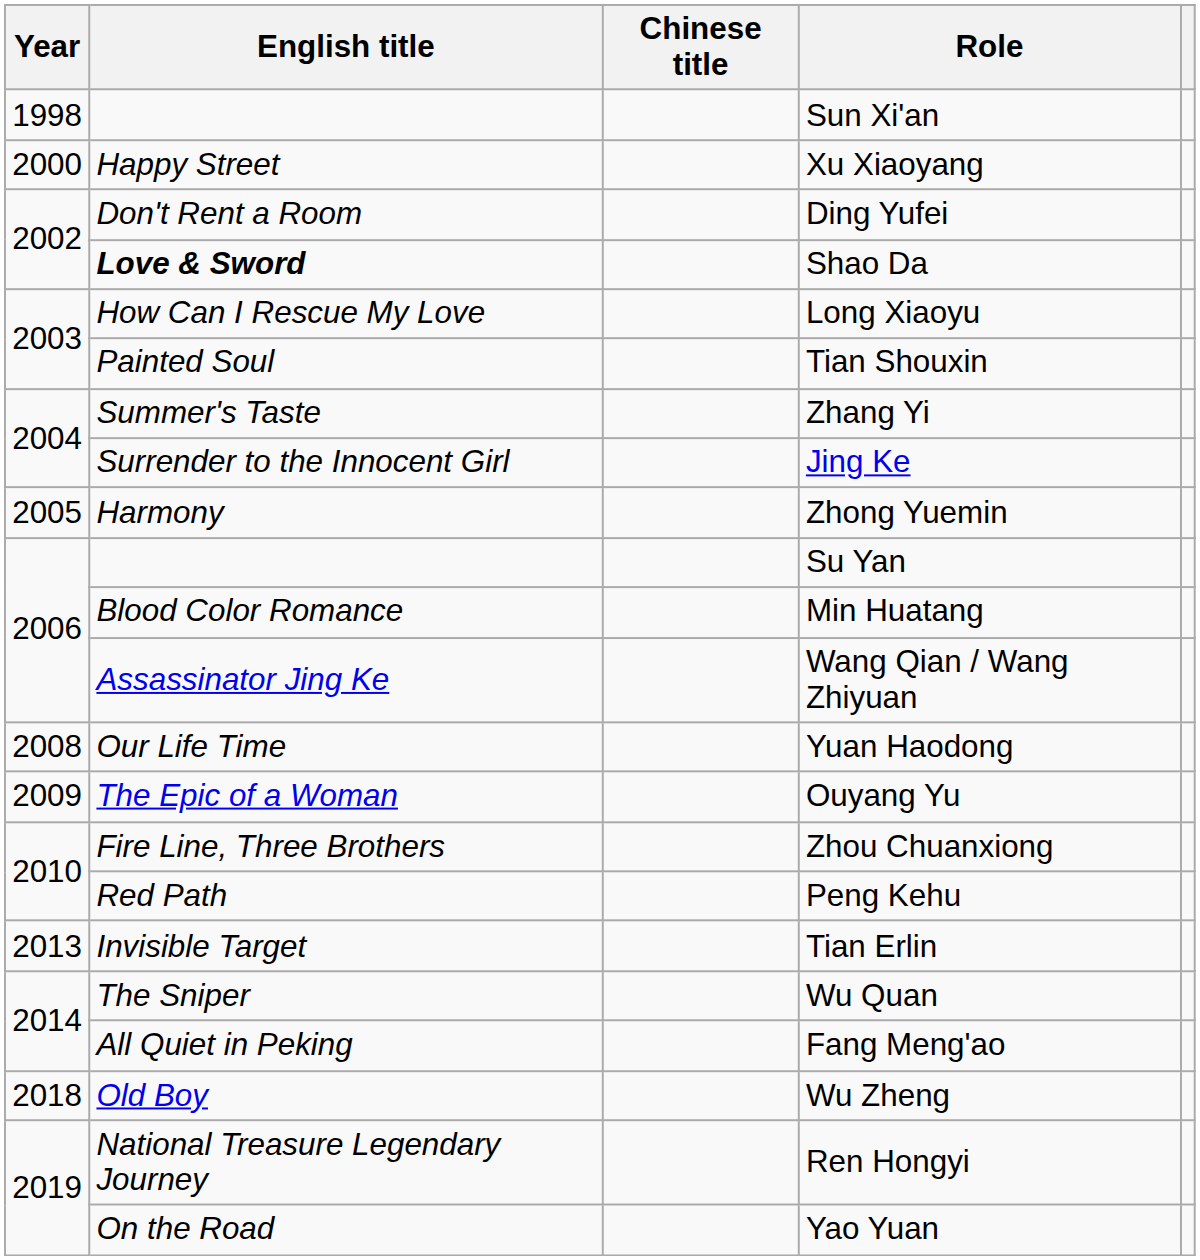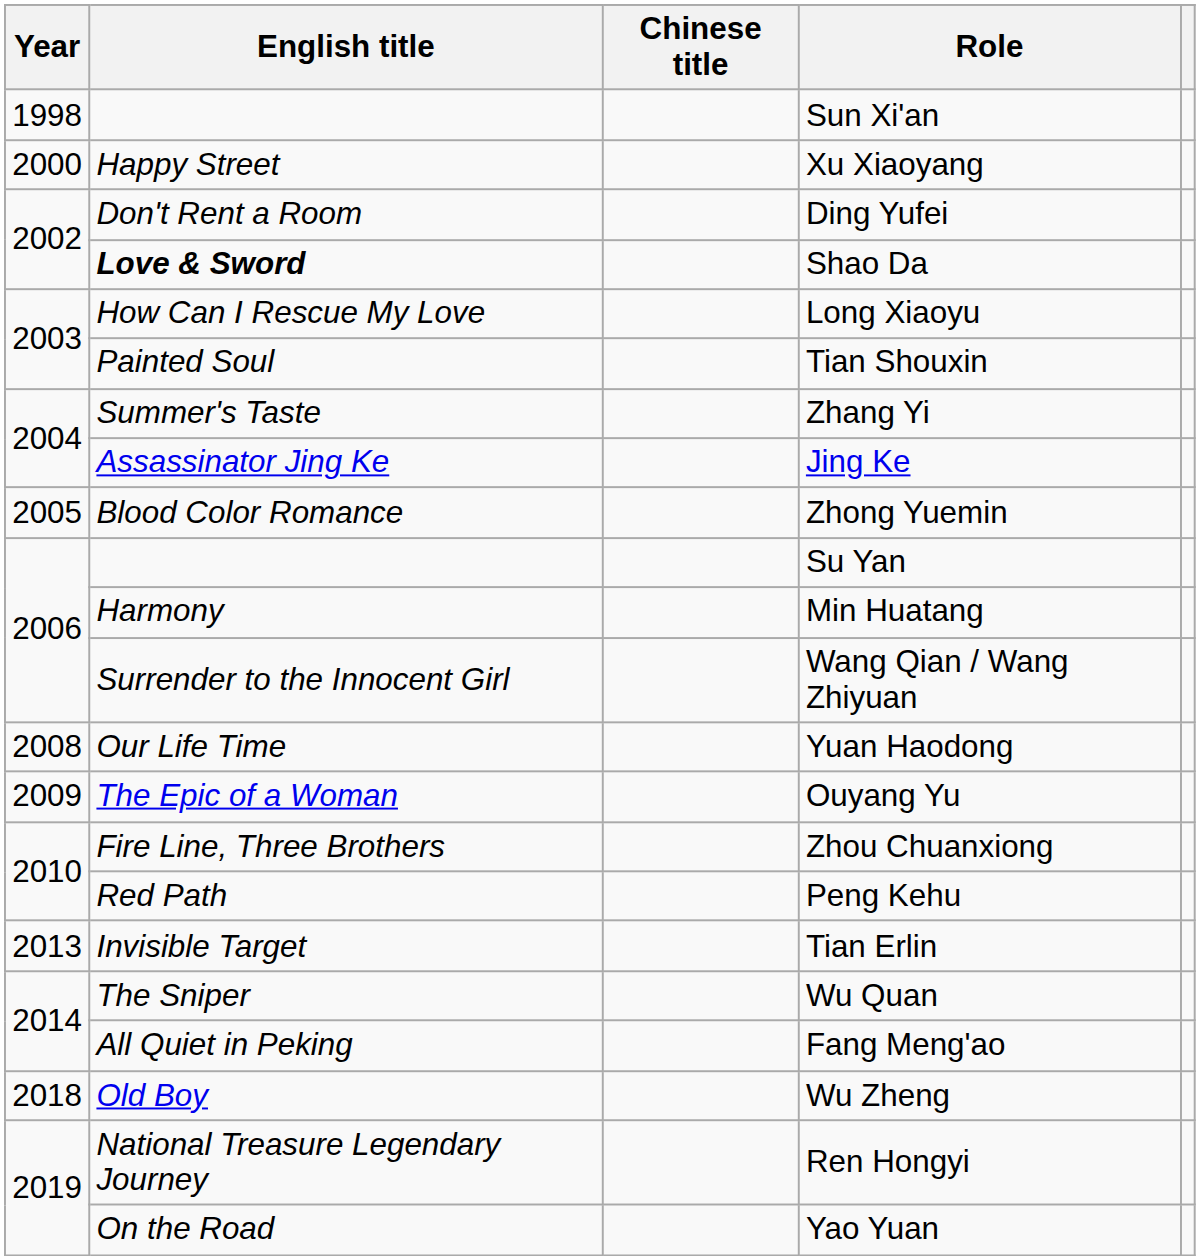(303, 462) Surrender to the Innocent Girl -> (243, 462) Assassinator Jing Ke
(160, 512) Harmony -> (250, 512) Blood Color Romance
(250, 611) Blood Color Romance -> (160, 611) Harmony
(243, 679) Assassinator Jing Ke -> (303, 679) Surrender to the Innocent Girl
